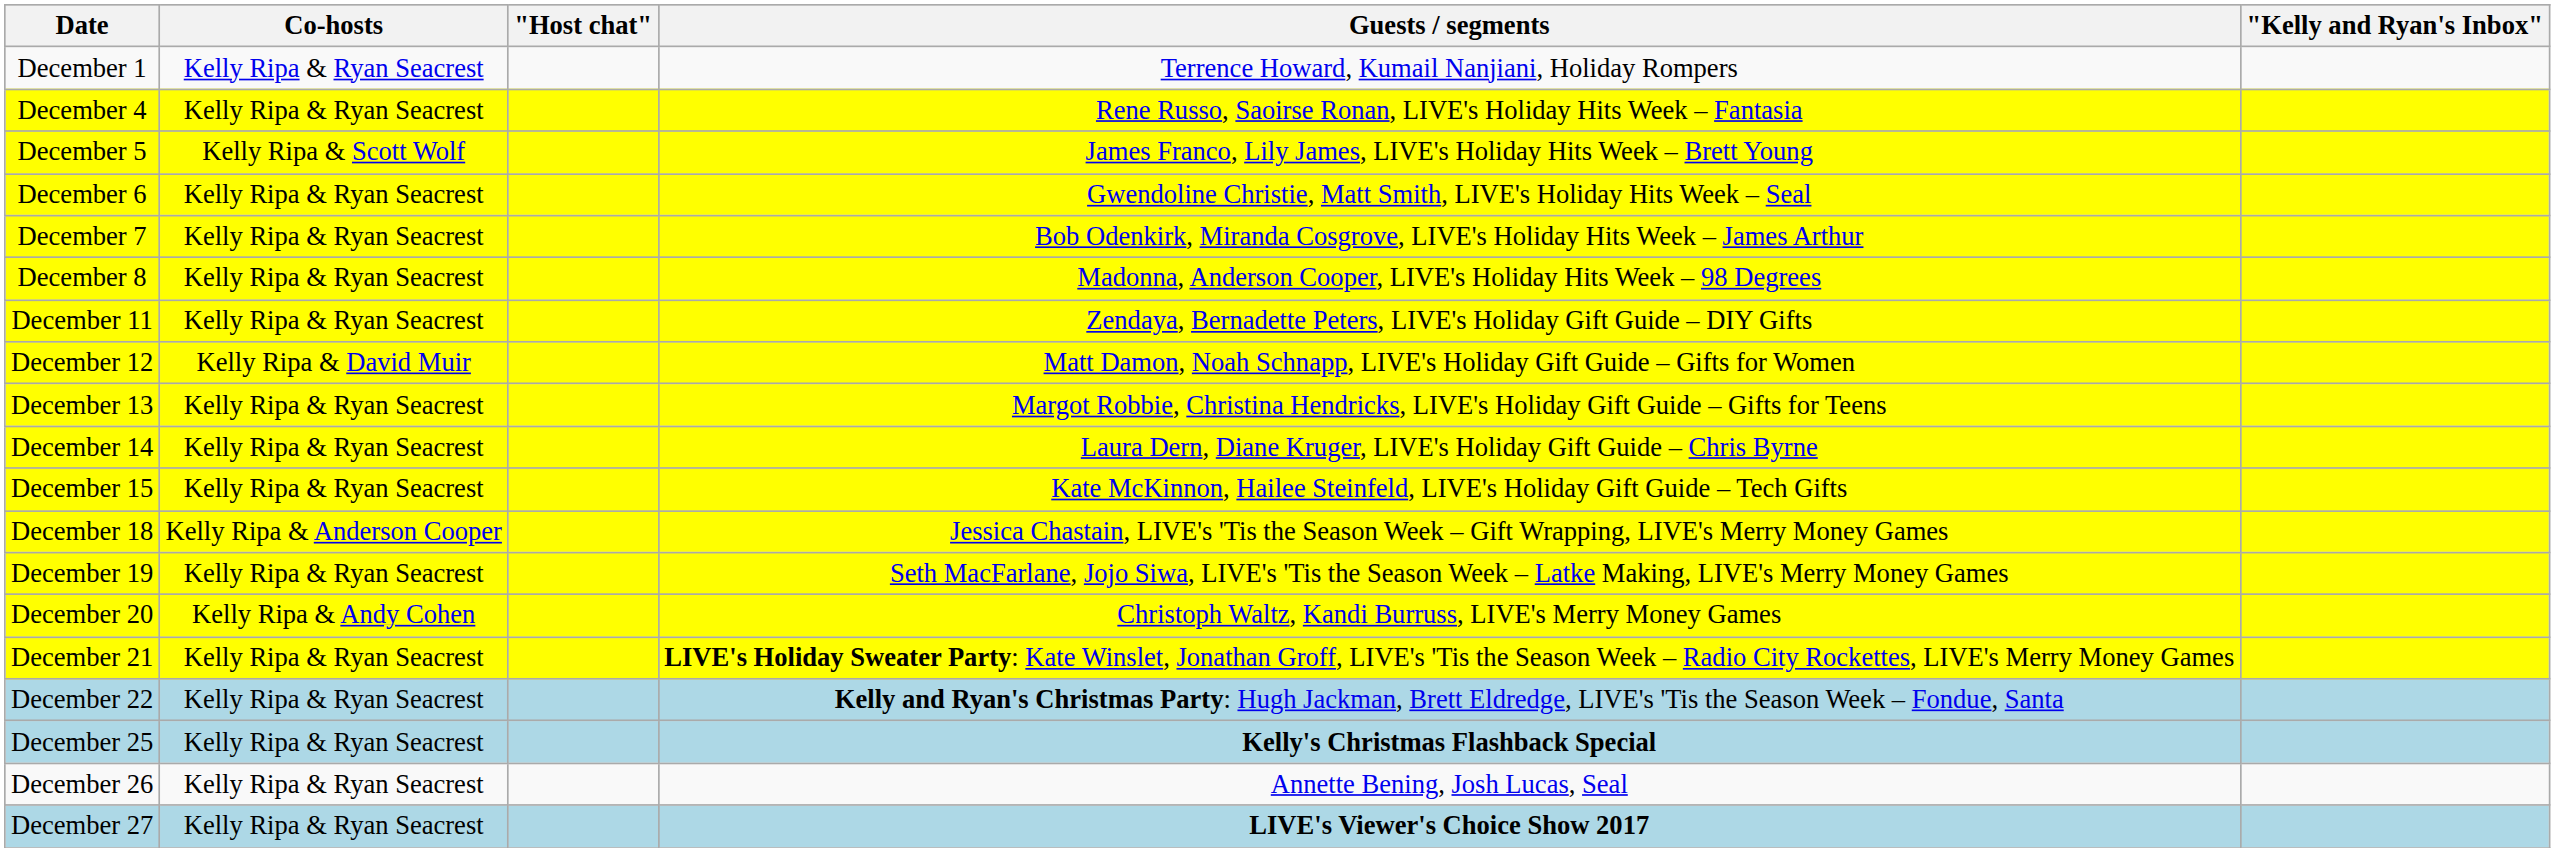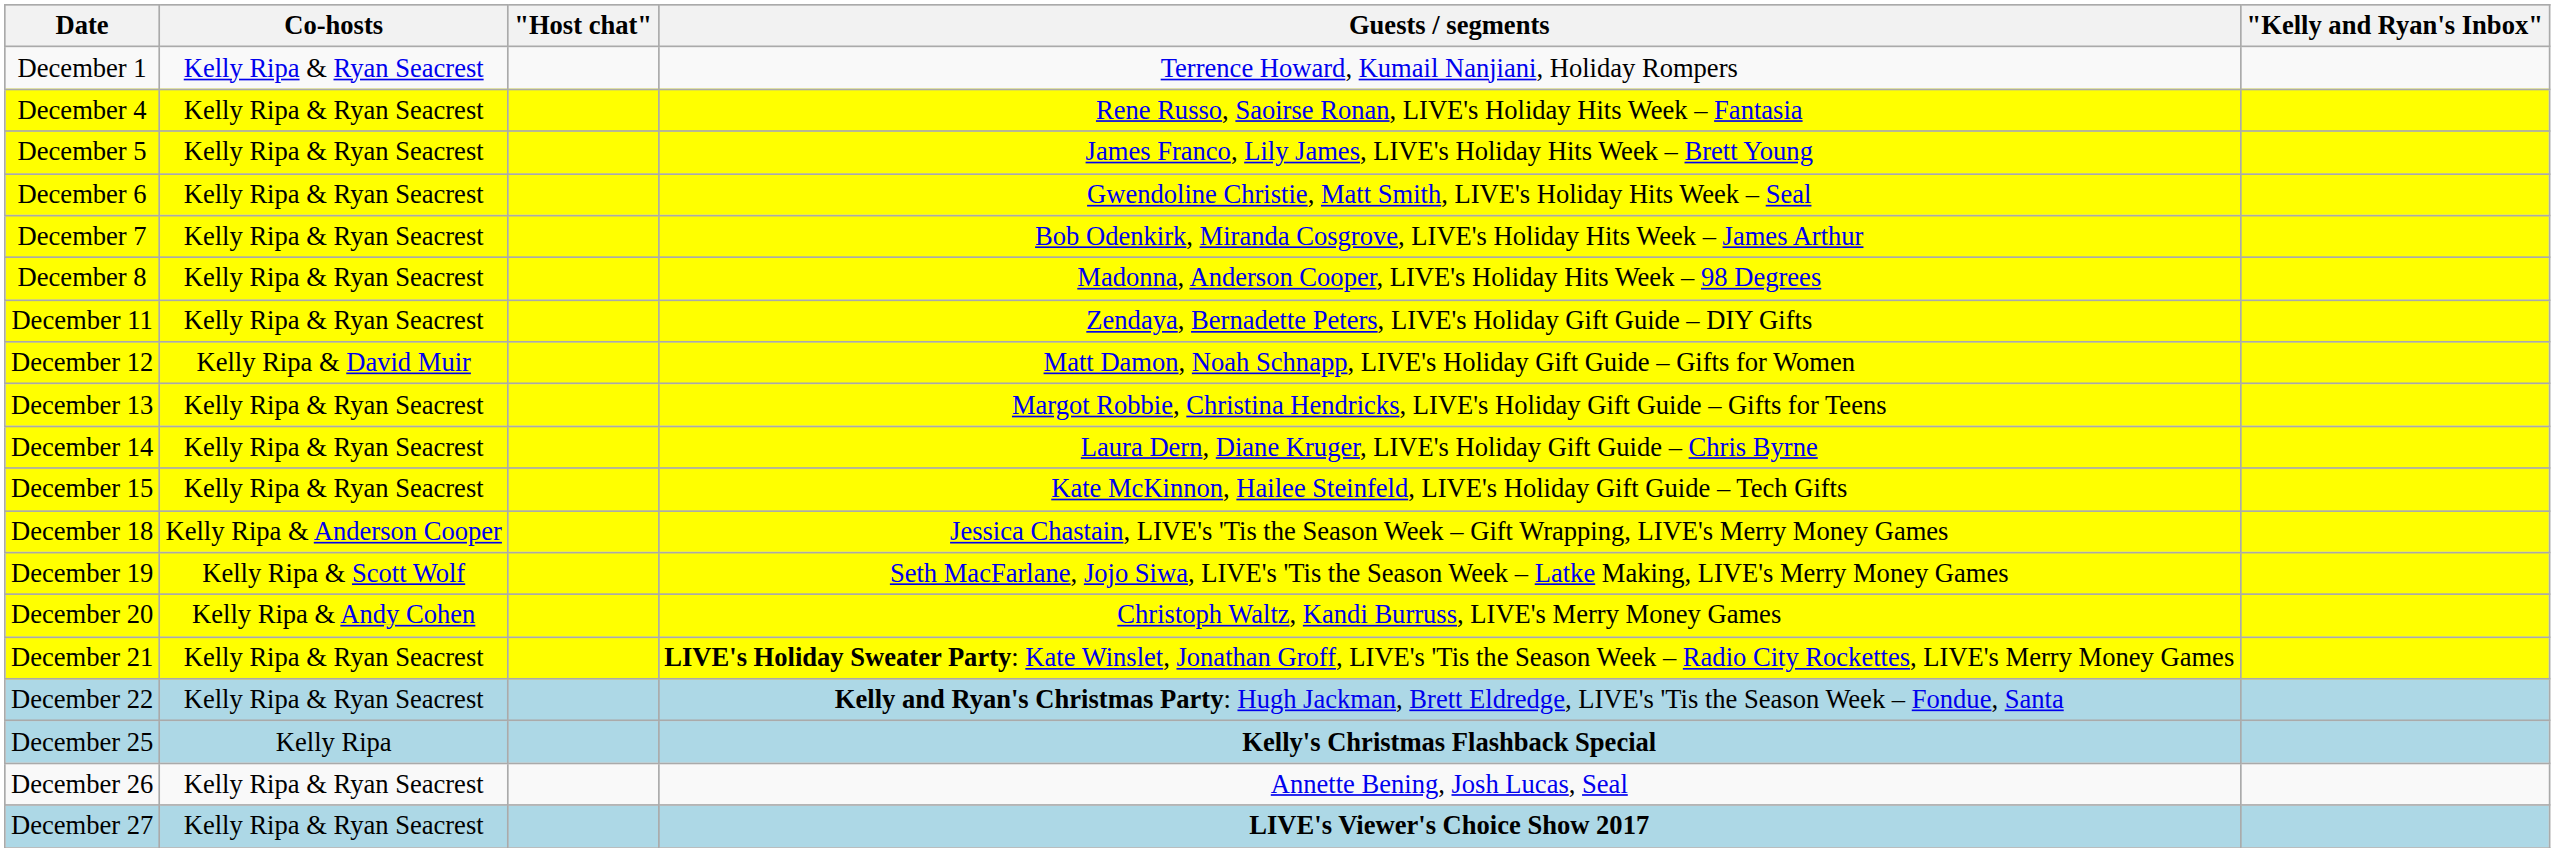(334, 151) Kelly Ripa & Scott Wolf -> (334, 151) Kelly Ripa & Ryan Seacrest
(334, 573) Kelly Ripa & Ryan Seacrest -> (334, 573) Kelly Ripa & Scott Wolf
(334, 741) Kelly Ripa & Ryan Seacrest -> (334, 741) Kelly Ripa
